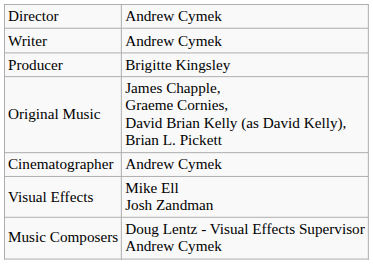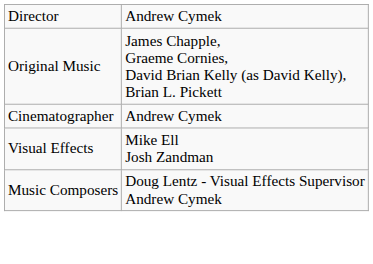- row: (28, 40)
- row: (35, 64)
